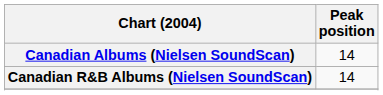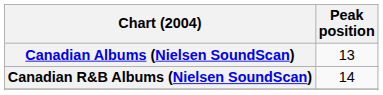(347, 54) 14 -> (347, 54) 13
